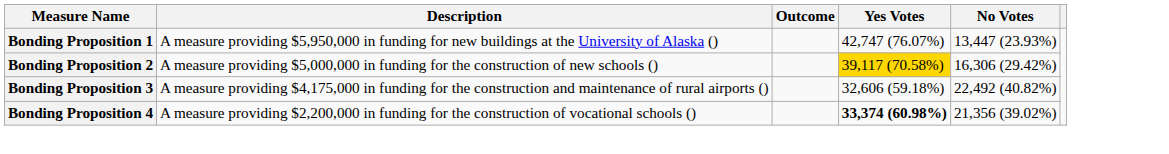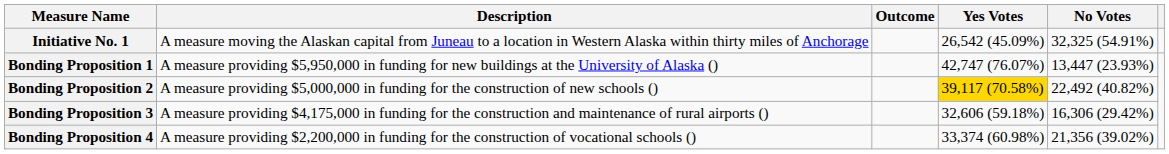+ row: (80, 40)
(1005, 64) 16,306 (29.42%) -> (1103, 88) 22,492 (40.82%)
(1005, 88) 22,492 (40.82%) -> (1103, 112) 16,306 (29.42%)
(894, 112) bold -> (993, 137) normal
